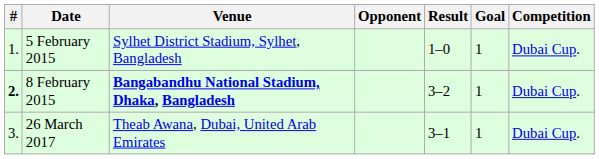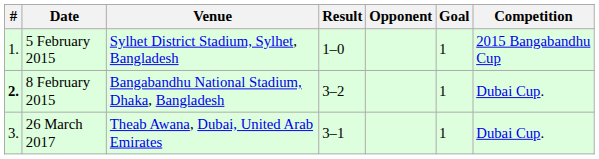columns swapped: (390, 16) <-> (448, 16)
(546, 49) Dubai Cup. -> (533, 49) 2015 Bangabandhu Cup
(216, 91) bold -> (206, 91) normal
